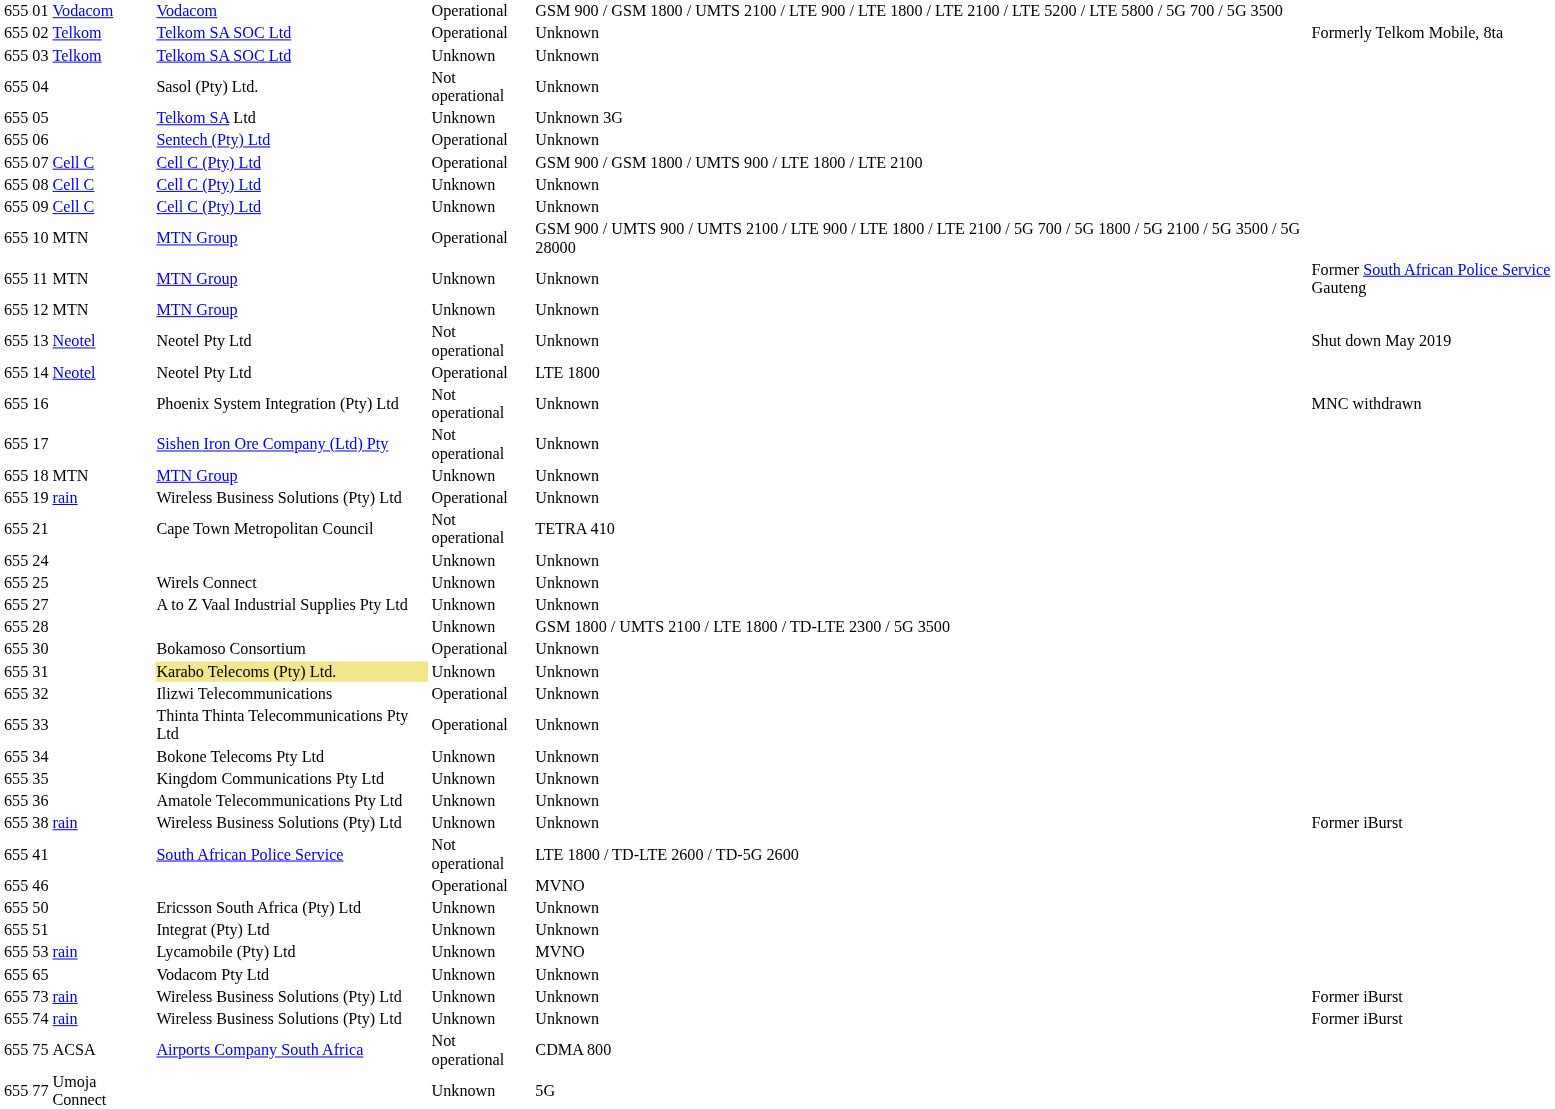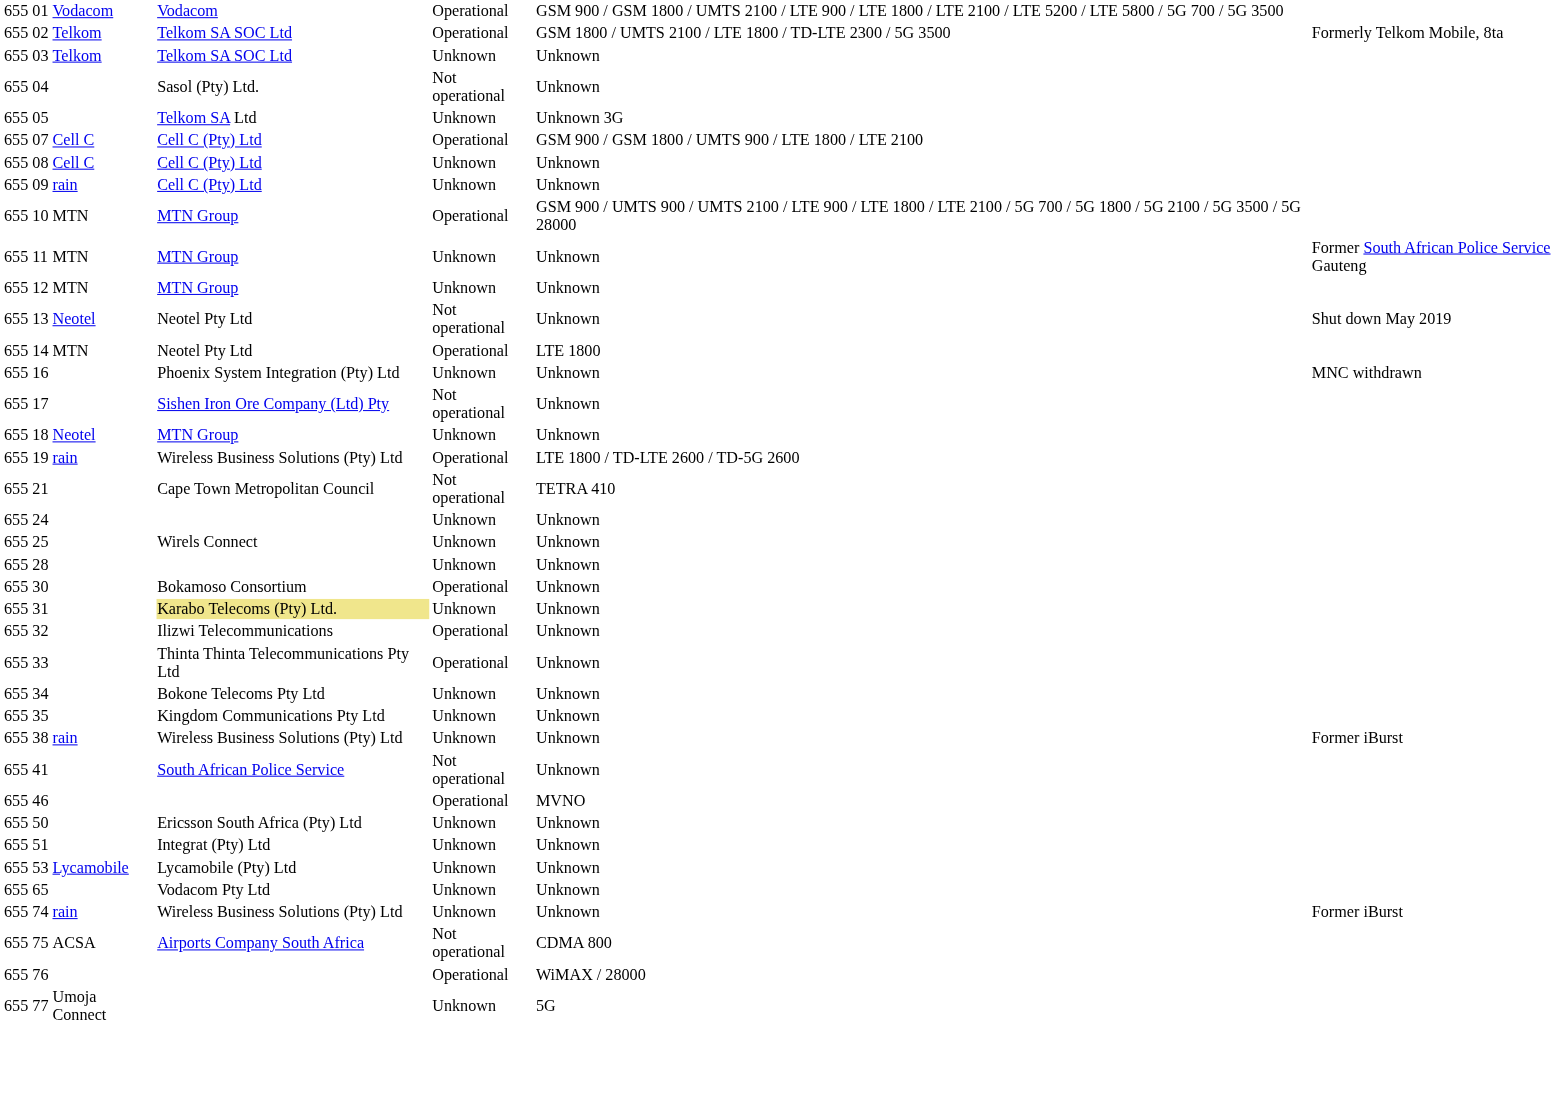(567, 33) Unknown -> (743, 33) GSM 1800 / UMTS 2100 / LTE 1800 / TD-LTE 2300 / 5G 3500
- row: (40, 140)
(73, 207) Cell C -> (65, 184) rain
(74, 372) Neotel -> (70, 350) MTN
(468, 404) Not operational -> (464, 372) Unknown
(70, 475) MTN -> (74, 435) Neotel
(567, 497) Unknown -> (668, 457) LTE 1800 / TD-LTE 2600 / TD-5G 2600
- row: (40, 604)
(743, 627) GSM 1800 / UMTS 2100 / LTE 1800 / TD-LTE 2300 / 5G 3500 -> (568, 564) Unknown
- row: (40, 800)
(667, 854) LTE 1800 / TD-LTE 2600 / TD-5G 2600 -> (568, 769) Unknown
(65, 952) rain -> (91, 867) Lycamobile
(560, 952) MVNO -> (568, 867) Unknown
- row: (40, 996)
+ row: (40, 974)
